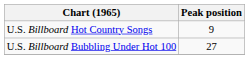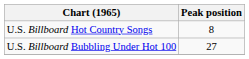(211, 29) 9 -> (211, 29) 8
